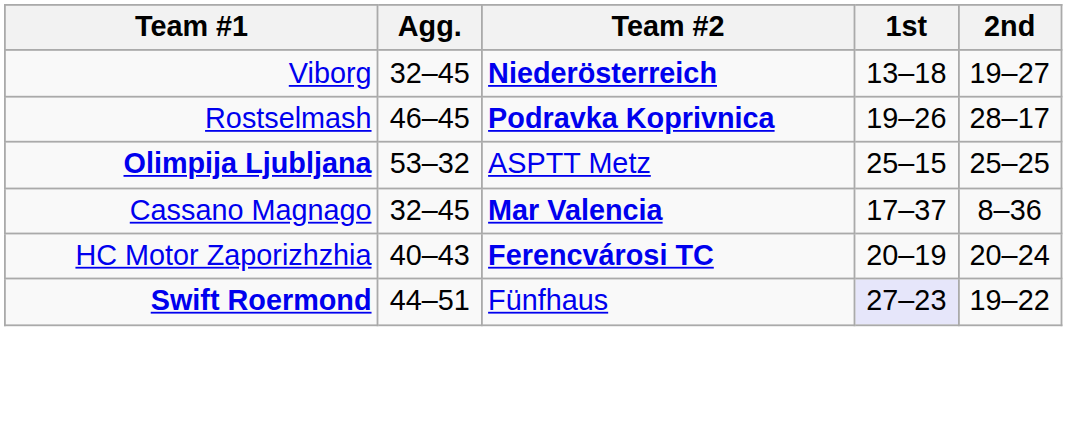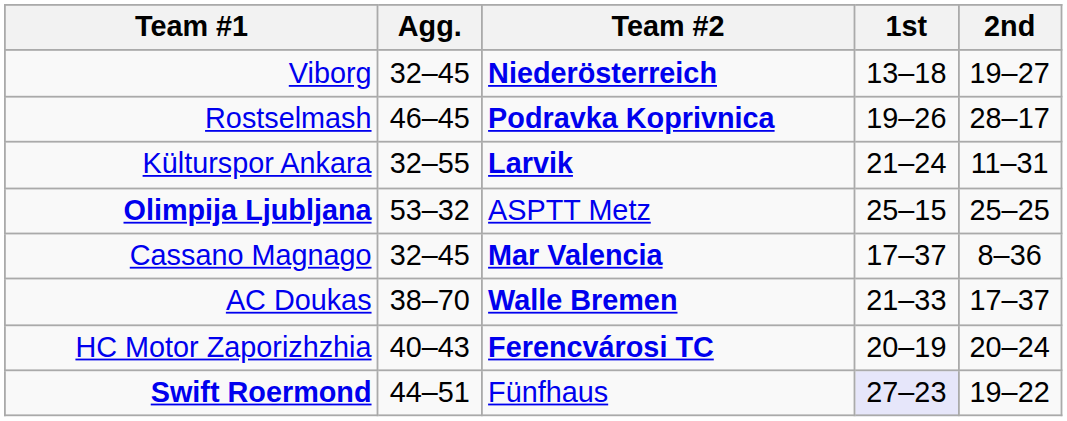+ row: (257, 164)
+ row: (299, 301)
